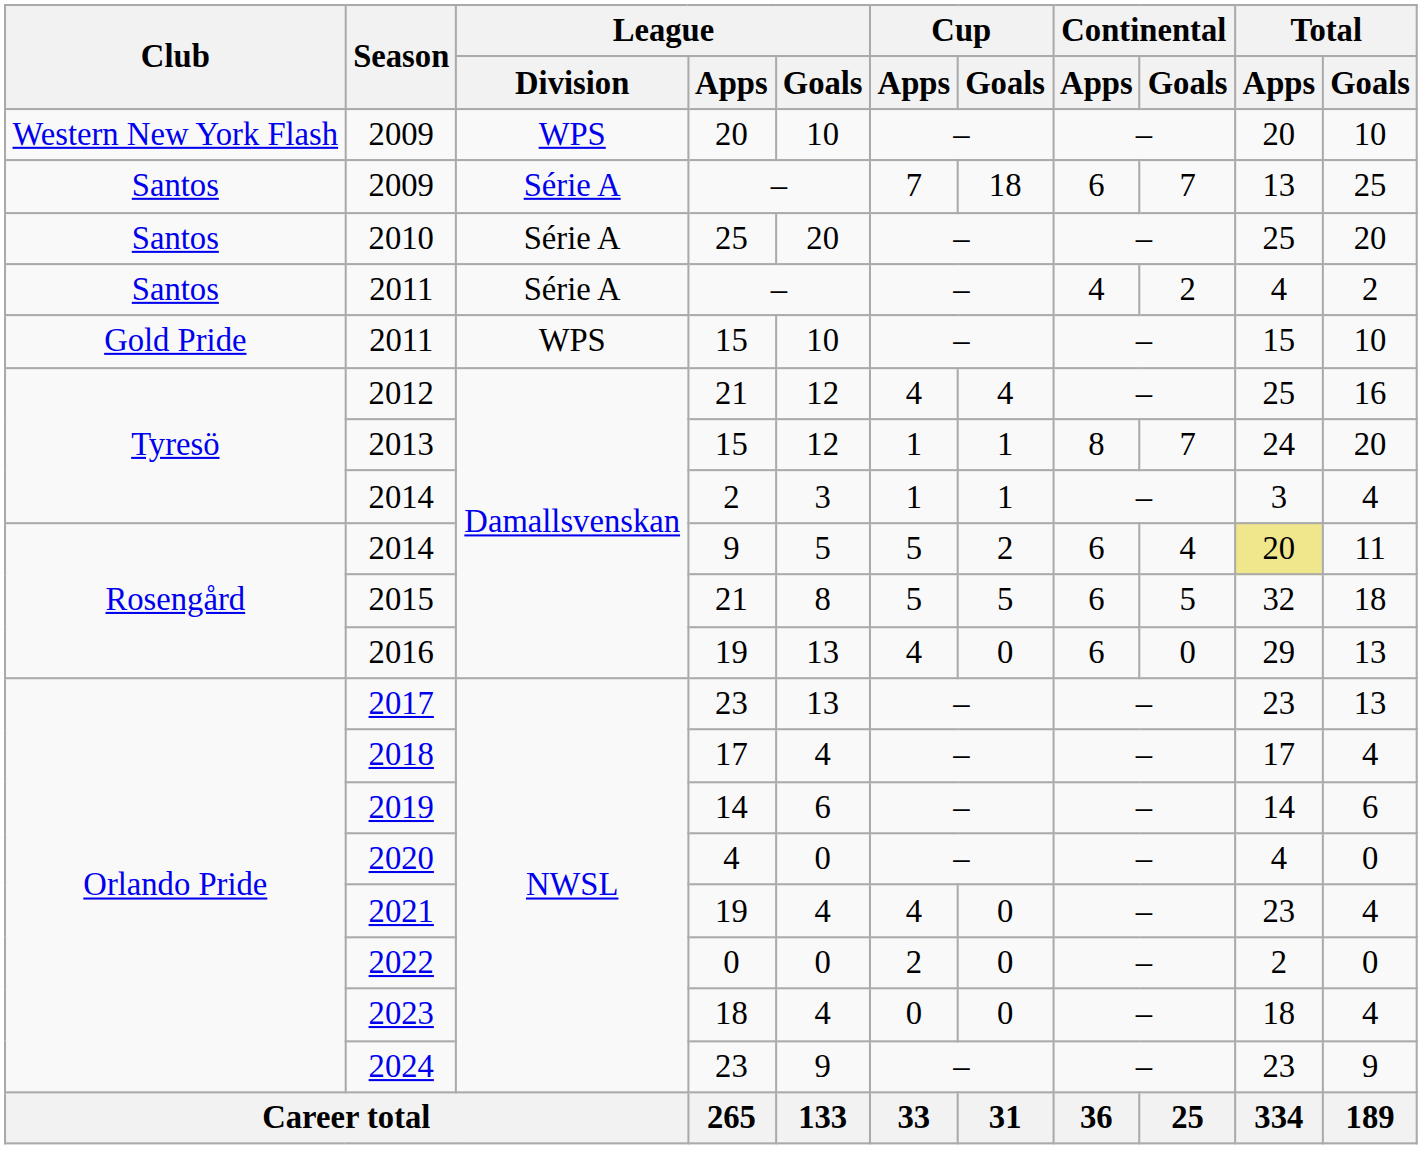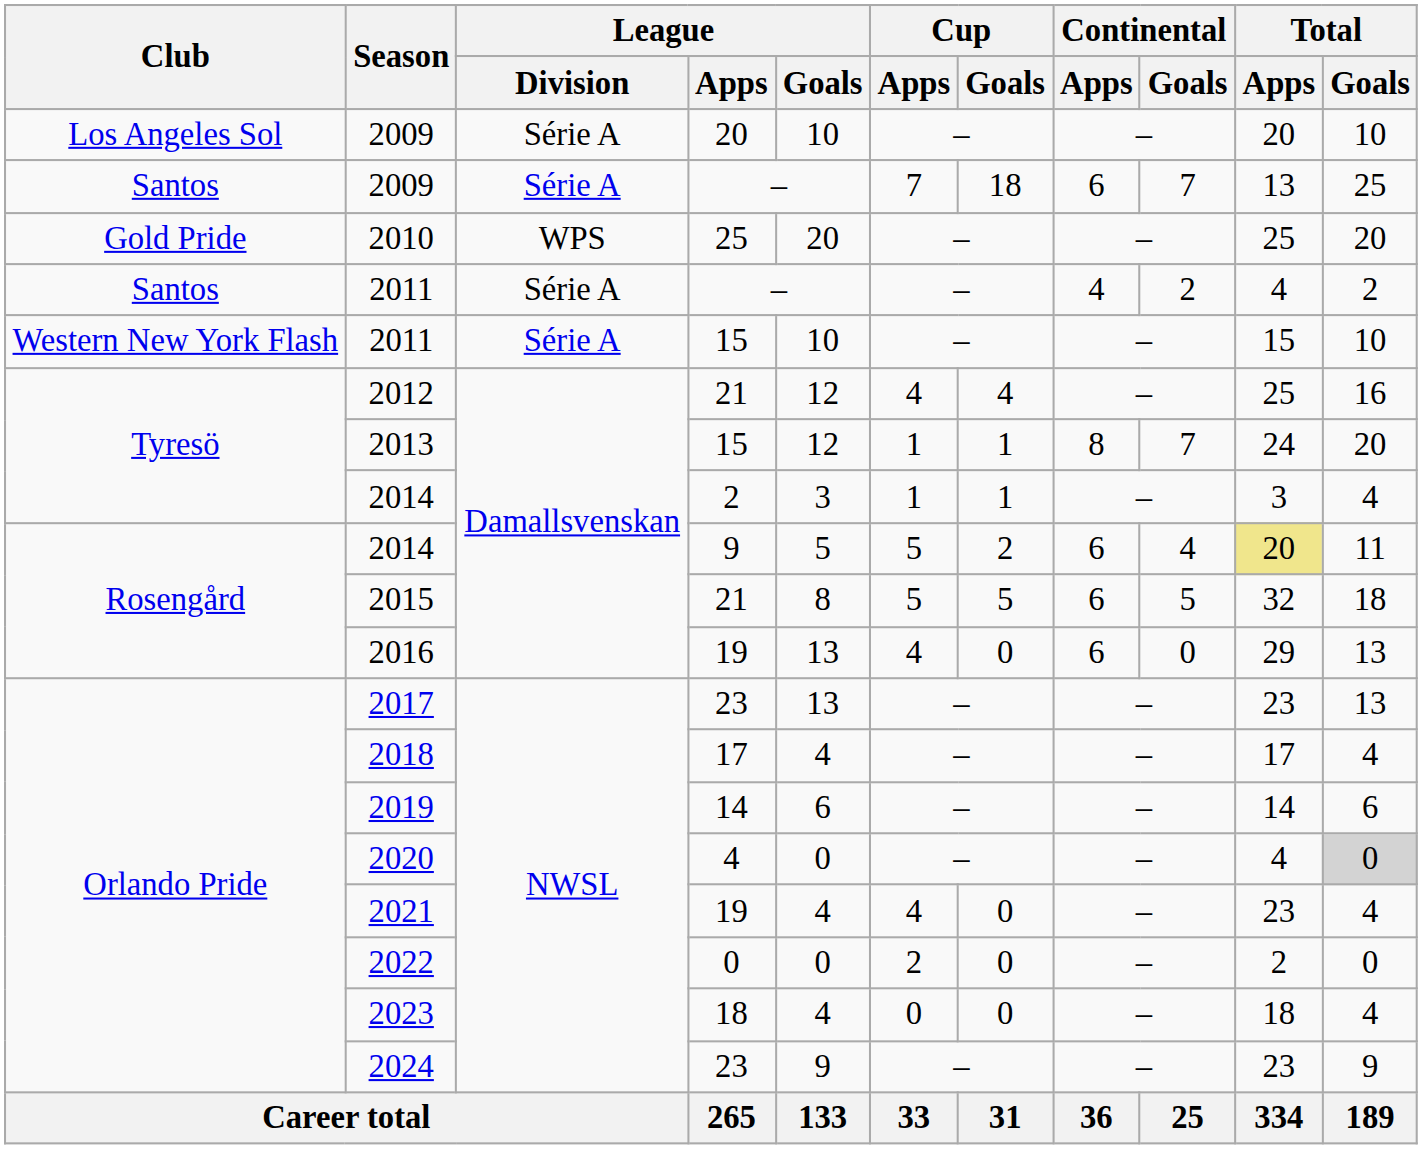(175, 133) Western New York Flash -> (175, 133) Los Angeles Sol
(572, 133) WPS -> (572, 133) Série A
(175, 237) Santos -> (175, 237) Gold Pride
(572, 237) Série A -> (572, 237) WPS
(175, 340) Gold Pride -> (175, 340) Western New York Flash
(572, 340) WPS -> (572, 340) Série A
(1370, 858) no background -> (1370, 858) lightgrey background
